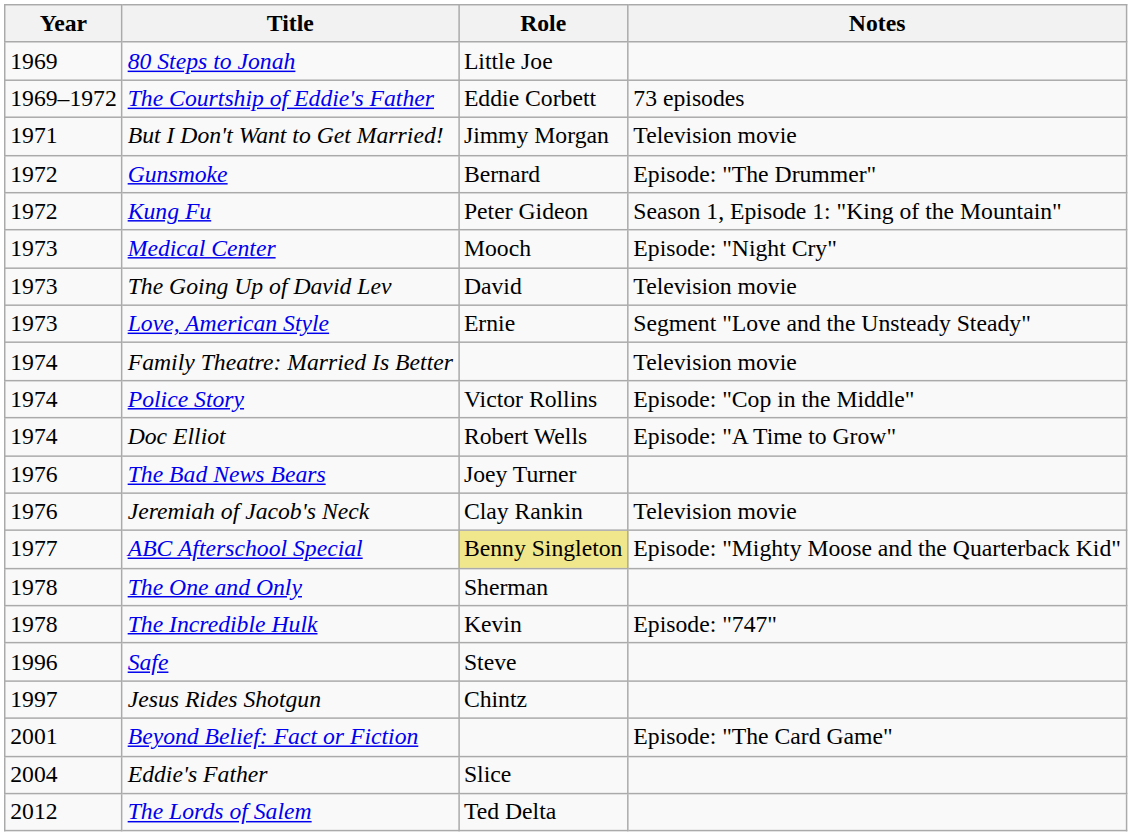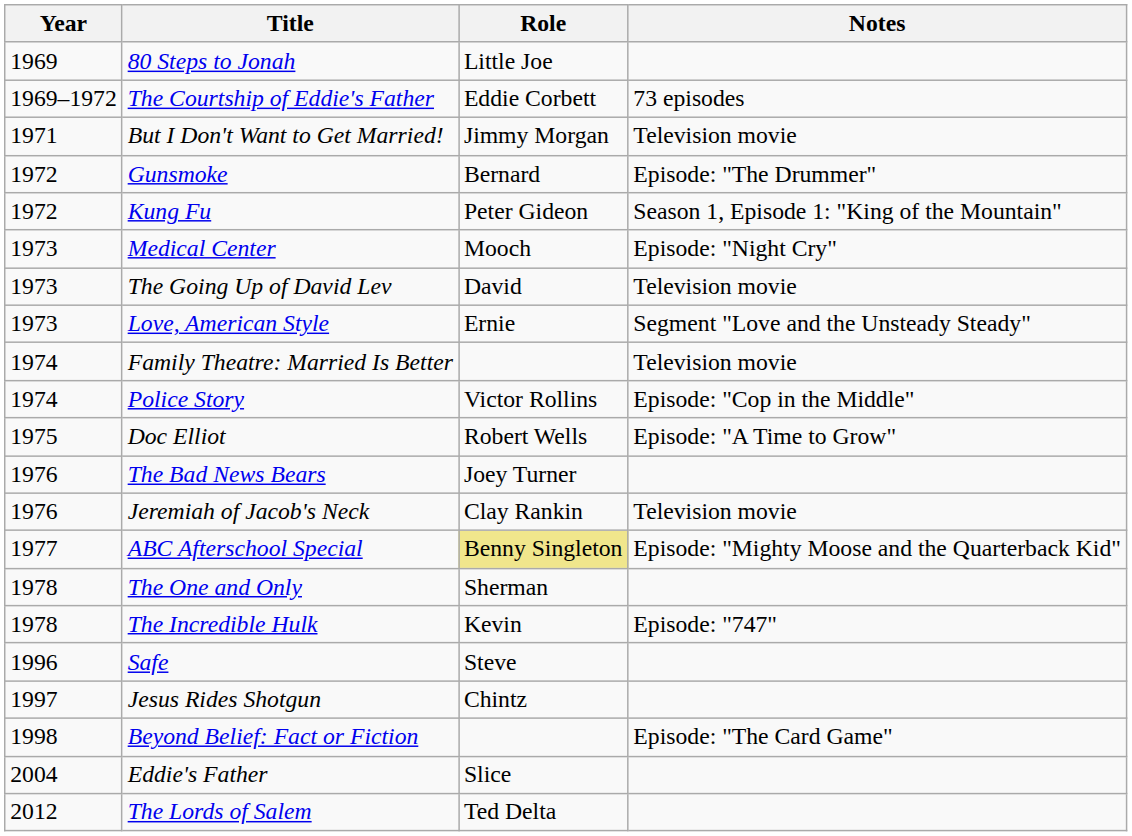(34, 436) 1974 -> (34, 436) 1975
(34, 736) 2001 -> (34, 736) 1998
